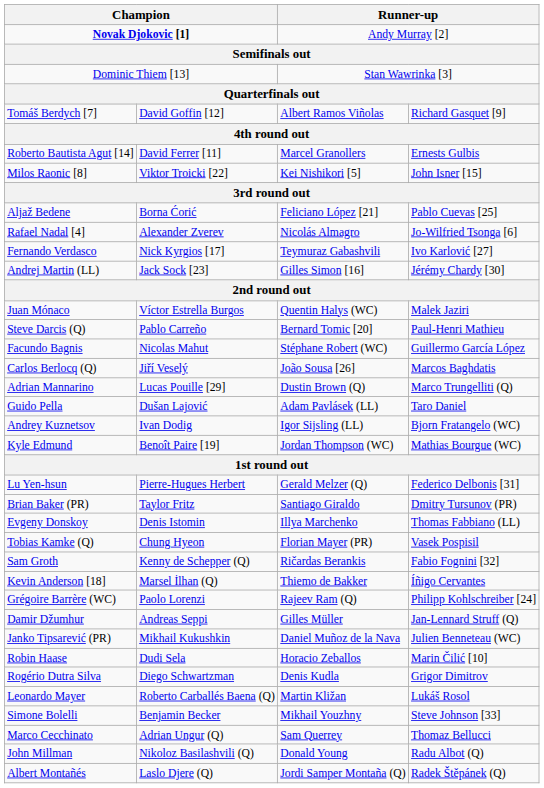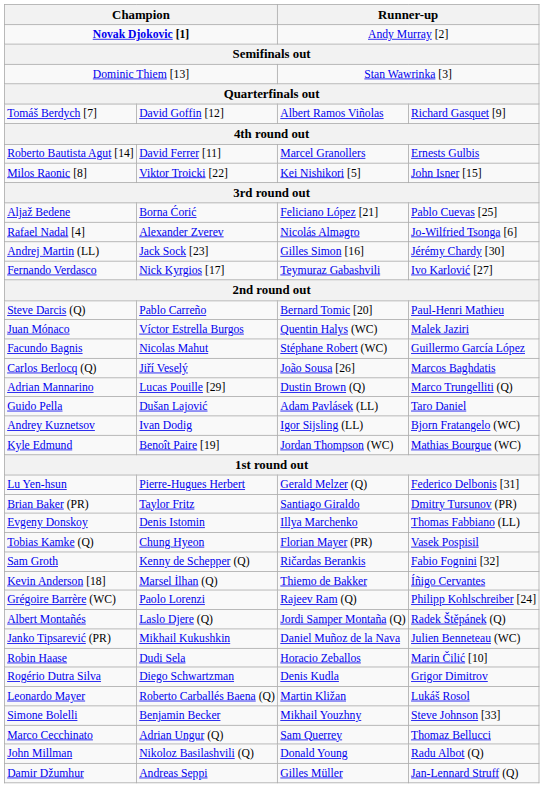rows swapped: (53, 270) <-> (52, 251)
rows swapped: (46, 329) <-> (38, 310)
rows swapped: (45, 619) <-> (46, 773)
